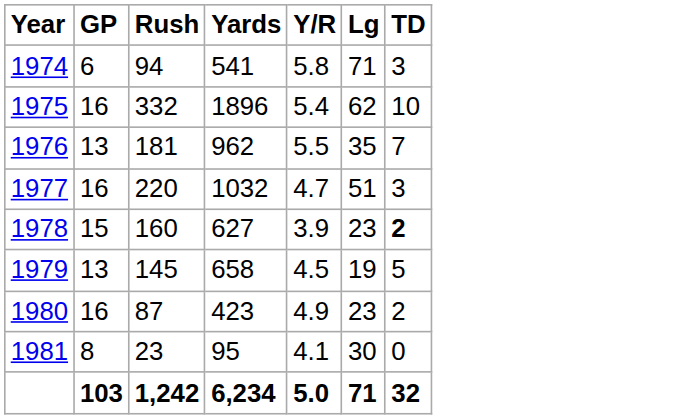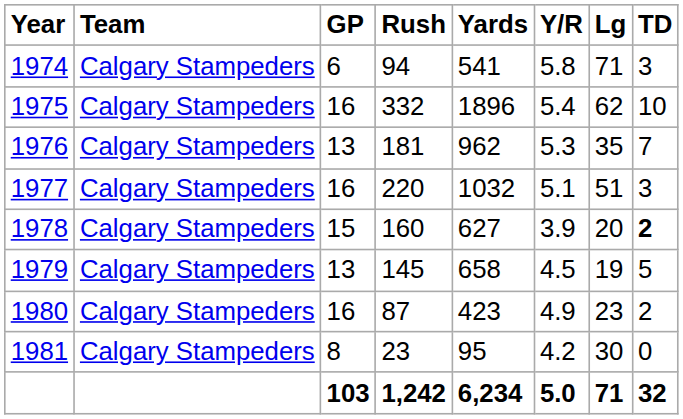+ column: (113, 24)
(311, 147) 5.5 -> (558, 147) 5.3
(311, 188) 4.7 -> (558, 188) 5.1
(362, 229) 23 -> (609, 229) 20
(311, 351) 4.1 -> (558, 351) 4.2
